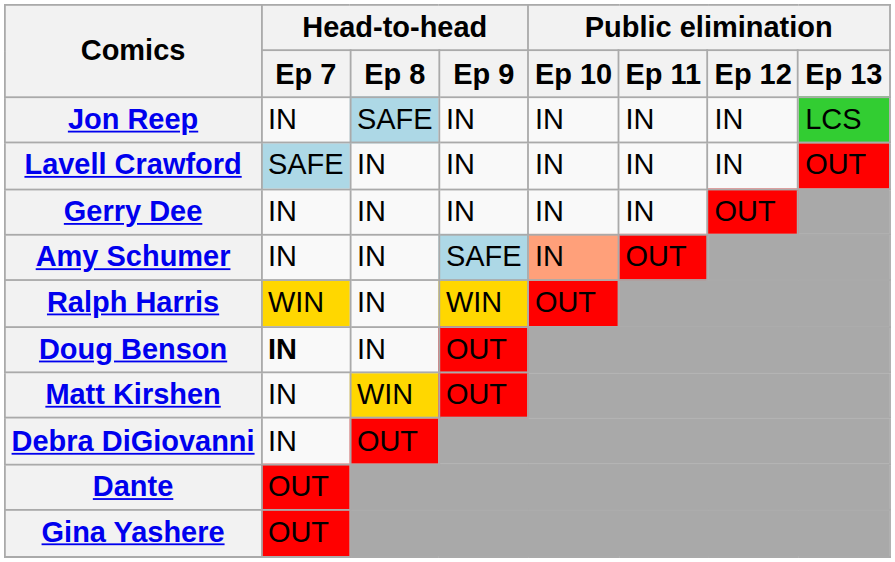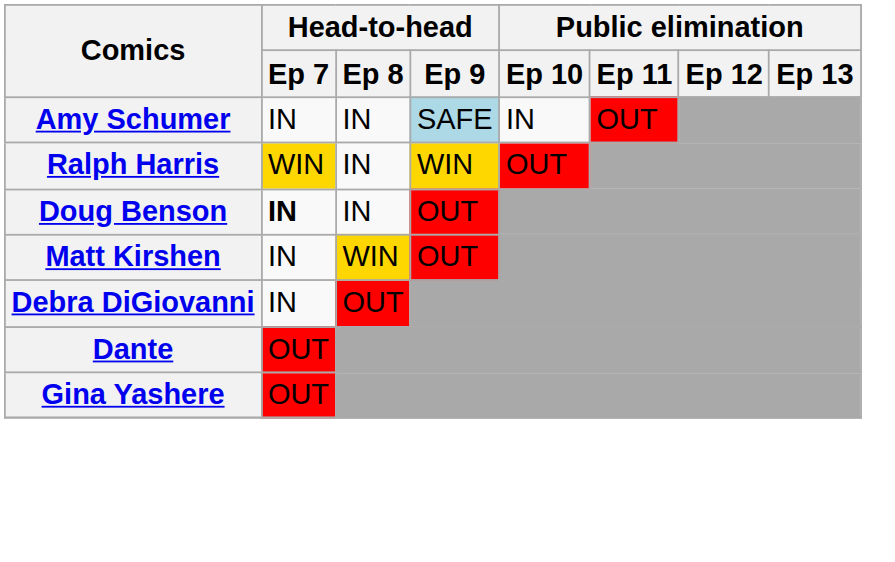- row: (133, 119)
- row: (133, 165)
- row: (133, 211)
(549, 257) lightsalmon background -> (520, 119) no background
